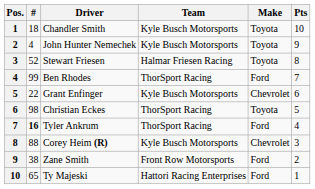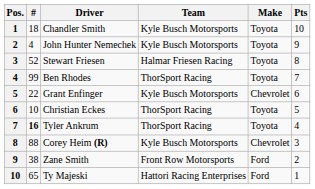(260, 77) Ford -> (264, 77) Toyota
(33, 110) 98 -> (33, 110) 10
(260, 126) Ford -> (264, 126) Toyota
